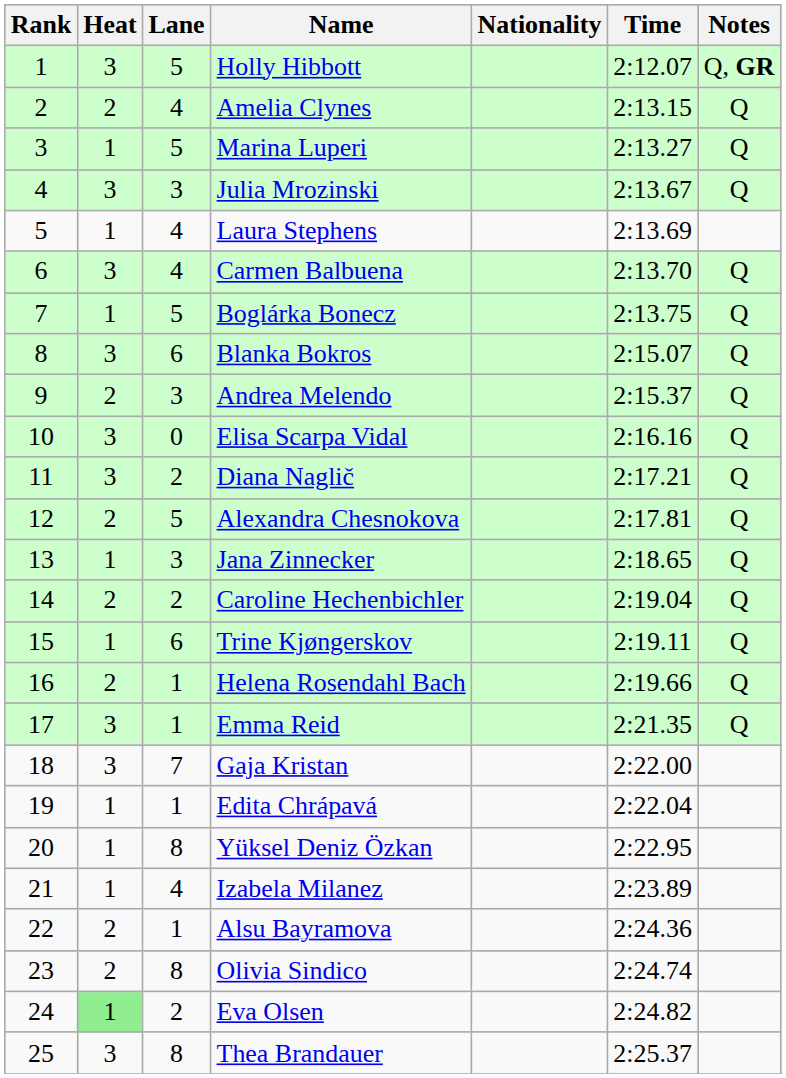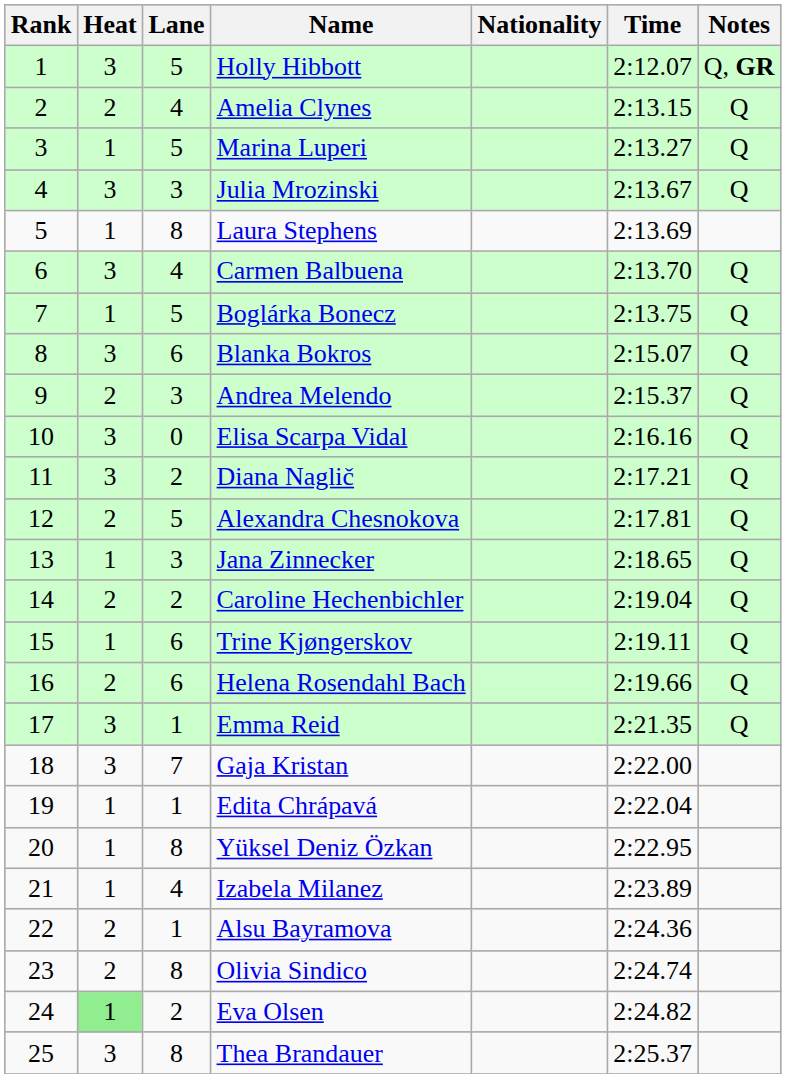(177, 230) 4 -> (177, 230) 8
(177, 682) 1 -> (177, 682) 6
